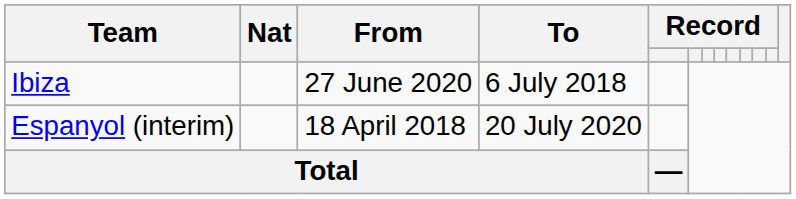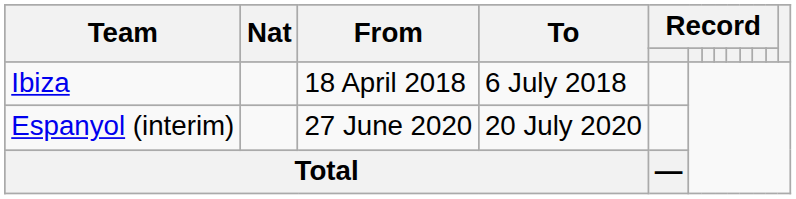(388, 83) 27 June 2020 -> (385, 83) 18 April 2018
(385, 127) 18 April 2018 -> (388, 127) 27 June 2020
